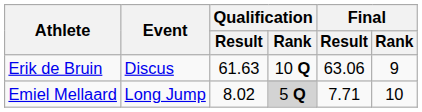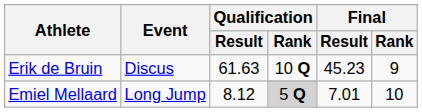(344, 68) 63.06 -> (344, 68) 45.23
(239, 94) 8.02 -> (239, 94) 8.12
(344, 94) 7.71 -> (344, 94) 7.01
